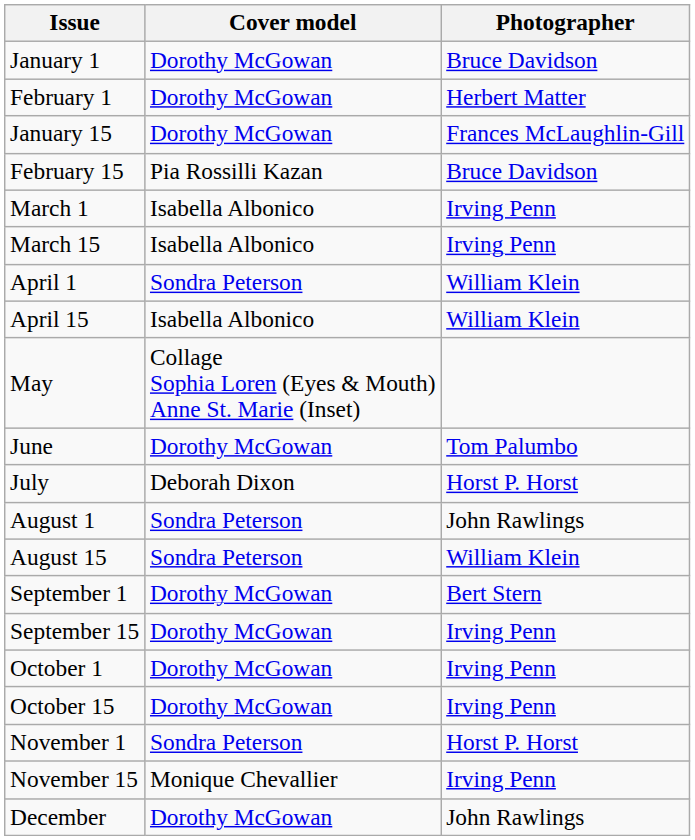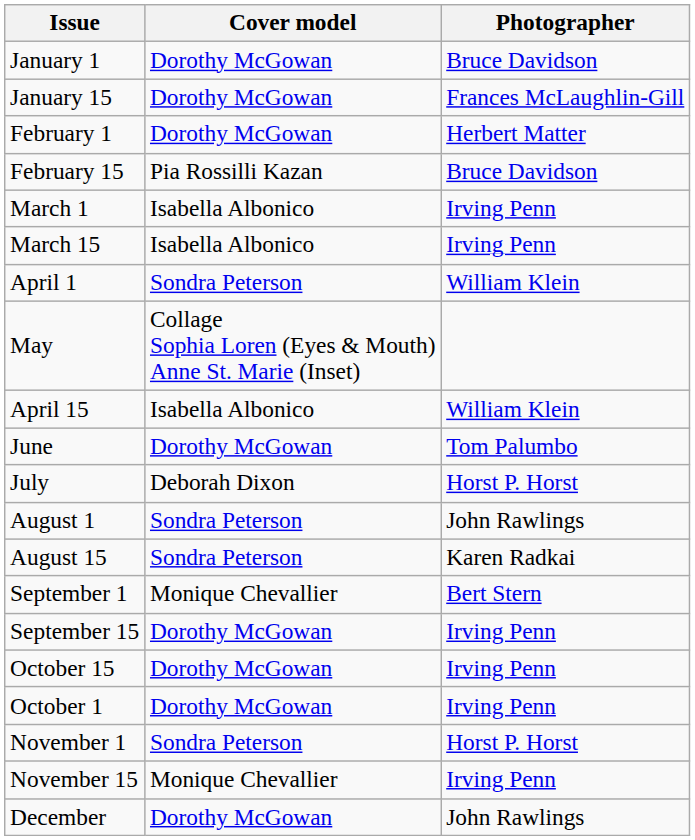rows swapped: (61, 134) <-> (61, 97)
rows swapped: (49, 319) <-> (32, 382)
(513, 557) William Klein -> (511, 557) Karen Radkai
(241, 594) Dorothy McGowan -> (244, 594) Monique Chevallier
rows swapped: (56, 668) <-> (62, 705)
